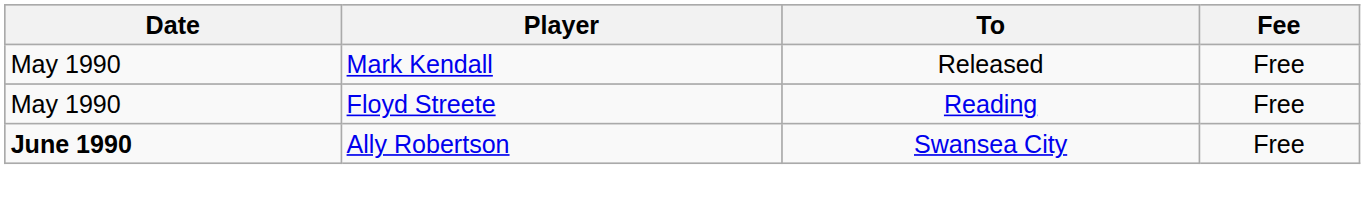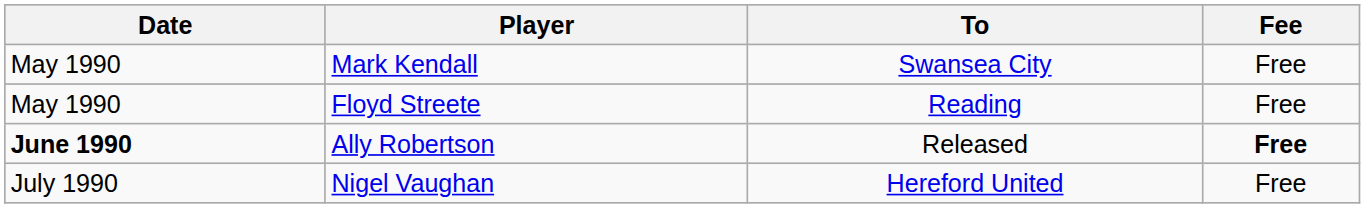(991, 65) Released -> (975, 65) Swansea City
(991, 144) Swansea City -> (975, 144) Released
(1279, 144) normal -> (1281, 144) bold
+ row: (413, 184)
